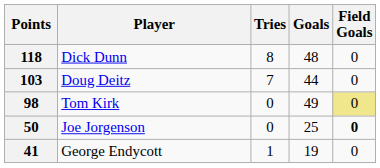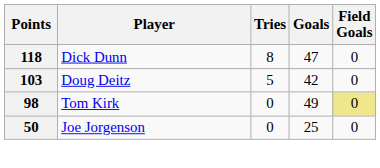(311, 56) 48 -> (311, 56) 47
(270, 80) 7 -> (270, 80) 5
(311, 80) 44 -> (311, 80) 42
(354, 127) bold -> (354, 127) normal
- row: (31, 151)
